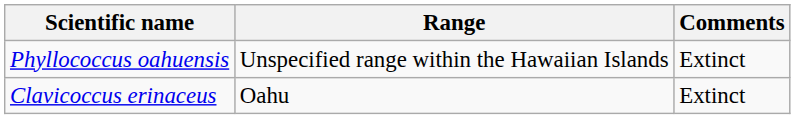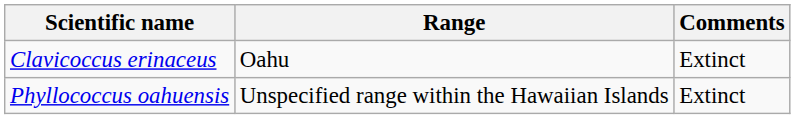rows swapped: (113, 95) <-> (120, 58)
